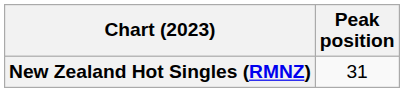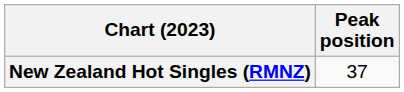(357, 71) 31 -> (357, 71) 37
